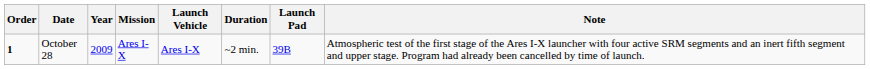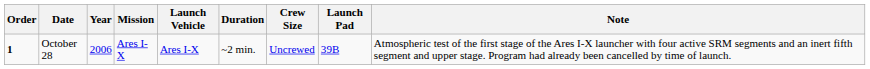+ column: (293, 19)
(102, 49) 2009 -> (101, 49) 2006
